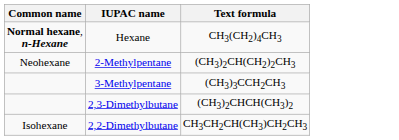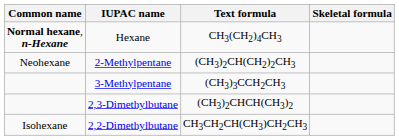+ column: (352, 13)
